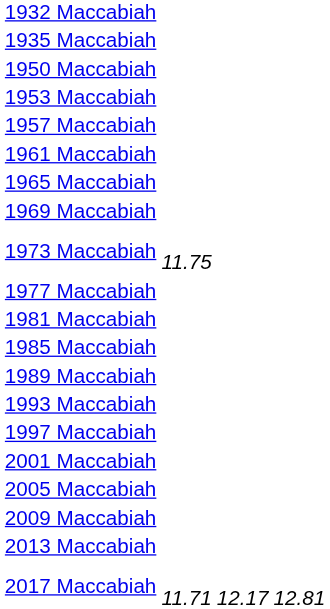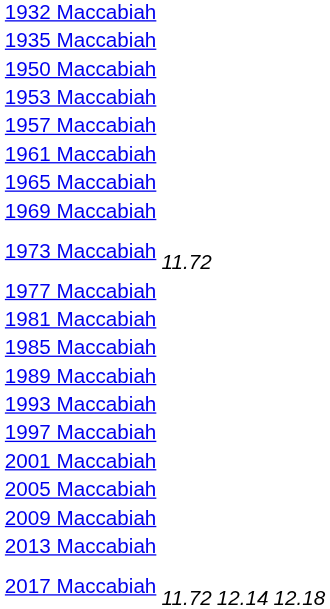(187, 262) 11.75 -> (187, 262) 11.72
(187, 597) 11.71 -> (187, 597) 11.72
(243, 597) 12.17 -> (243, 597) 12.14
(299, 597) 12.81 -> (299, 597) 12.18
